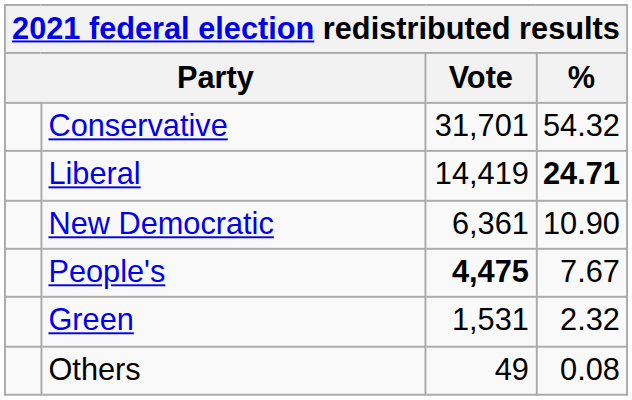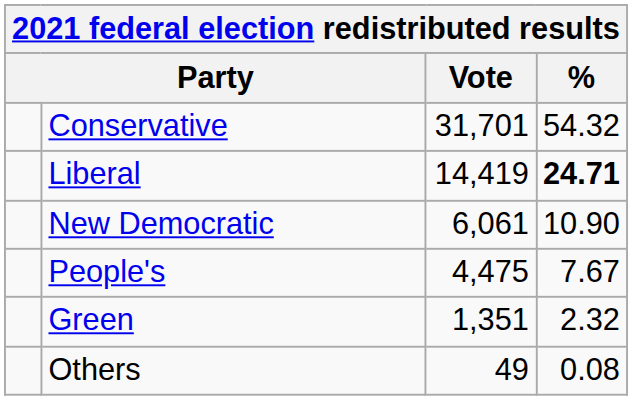(490, 223) 6,361 -> (490, 223) 6,061
(490, 272) bold -> (490, 272) normal
(490, 321) 1,531 -> (490, 321) 1,351
